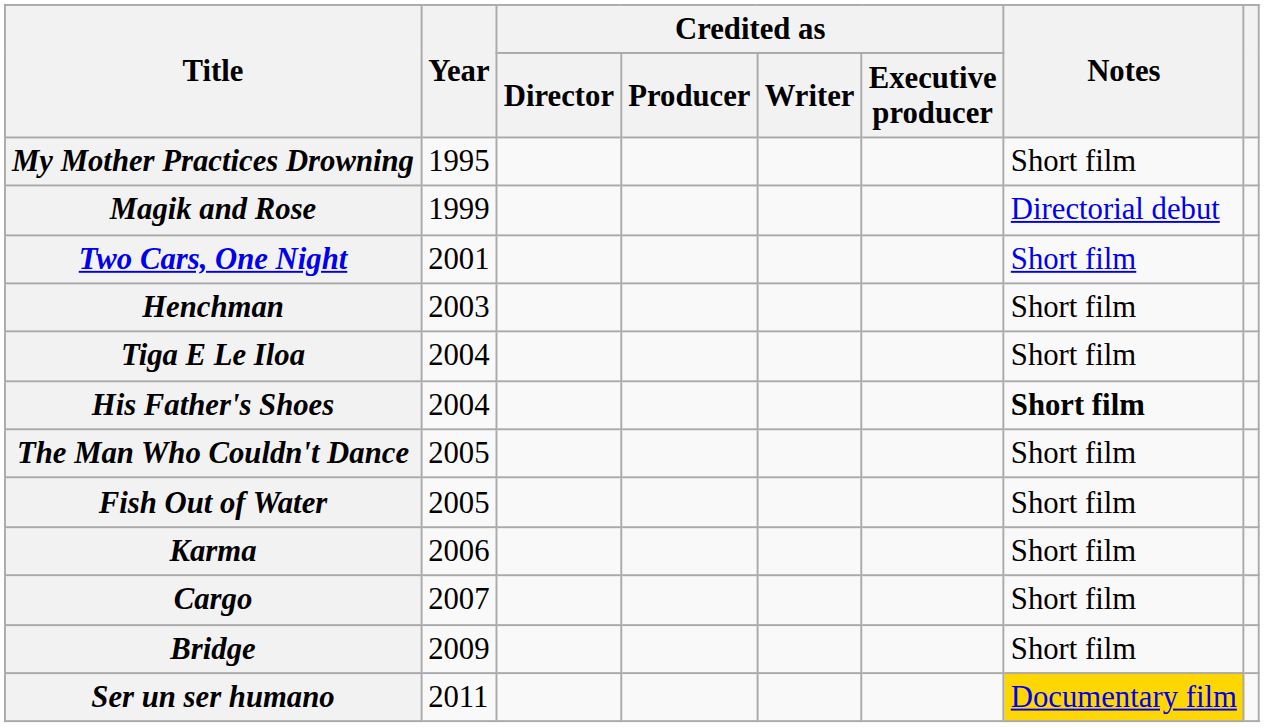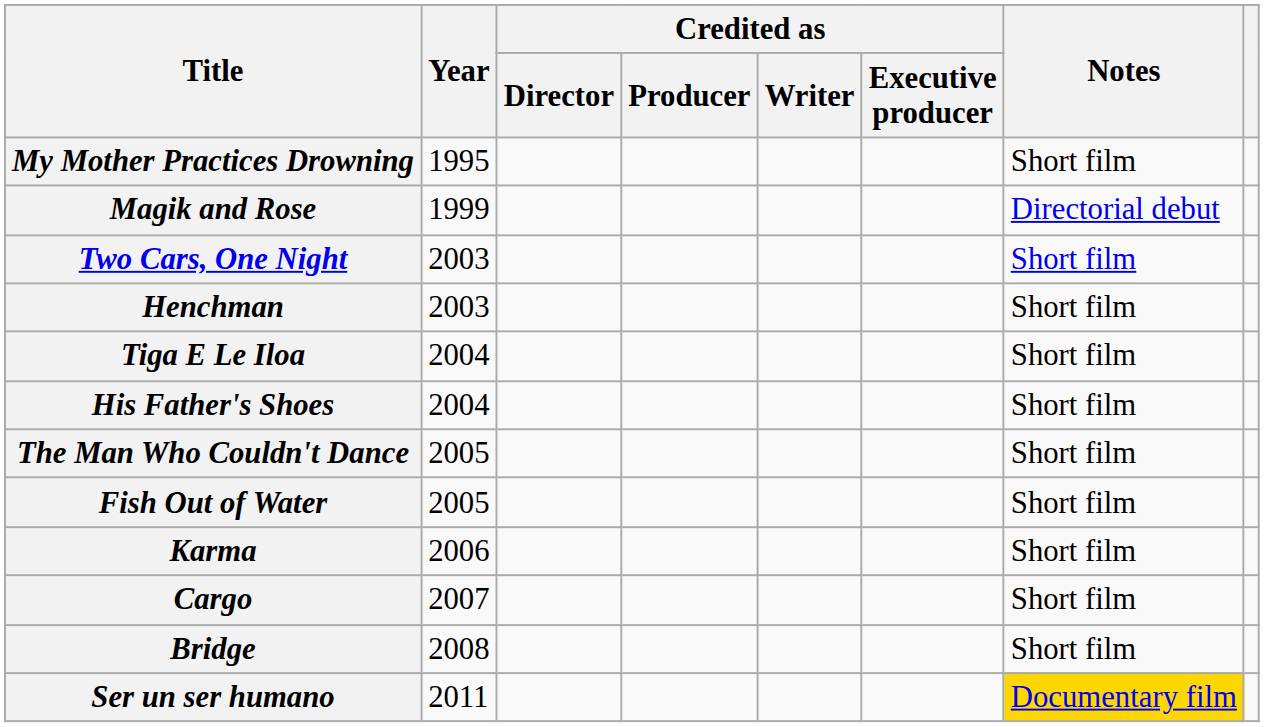(459, 258) 2001 -> (459, 258) 2003
(1078, 404) bold -> (1074, 404) normal
(459, 648) 2009 -> (459, 648) 2008
